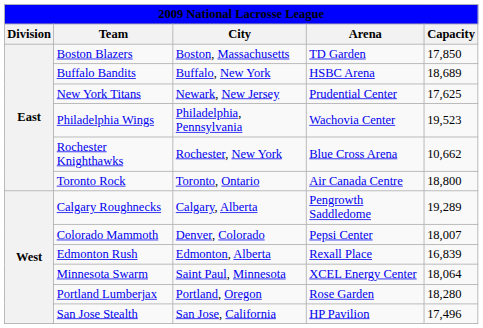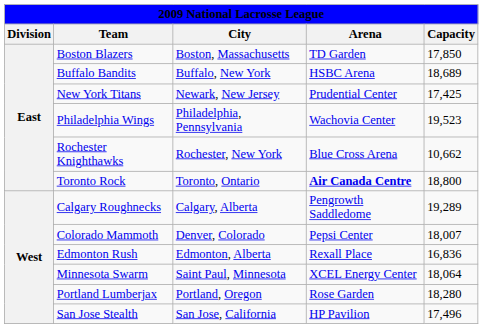(444, 93) 17,625 -> (444, 93) 17,425
(356, 181) normal -> (360, 181) bold
(444, 254) 16,839 -> (444, 254) 16,836
